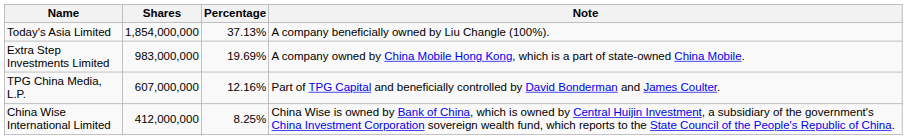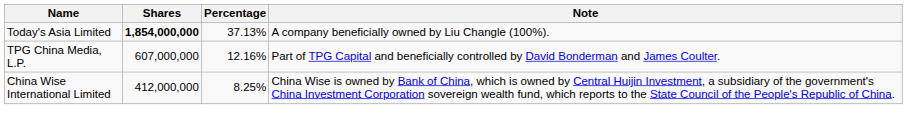(162, 31) normal -> (162, 31) bold
- row: (58, 56)
